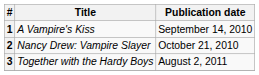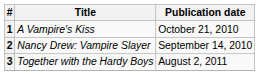(205, 29) September 14, 2010 -> (198, 29) October 21, 2010
(198, 45) October 21, 2010 -> (205, 45) September 14, 2010
